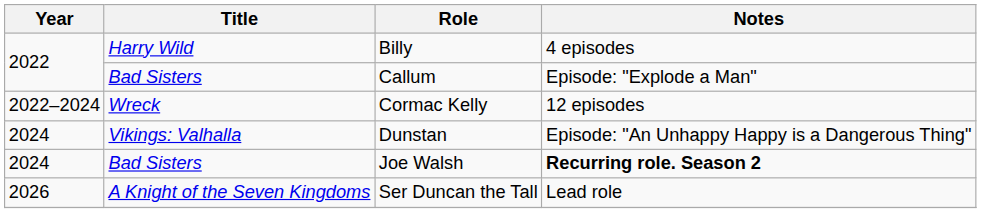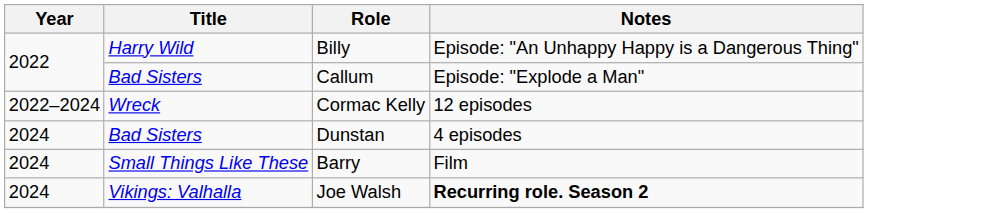(590, 47) 4 episodes -> (646, 47) Episode: "An Unhappy Happy is a Dangerous Thing"
(175, 134) Vikings: Valhalla -> (155, 134) Bad Sisters
(759, 134) Episode: "An Unhappy Happy is a Dangerous Thing" -> (478, 134) 4 episodes
+ row: (338, 163)
(155, 163) Bad Sisters -> (175, 192) Vikings: Valhalla
- row: (458, 192)
